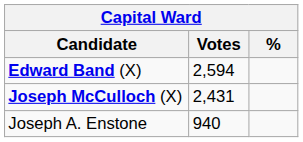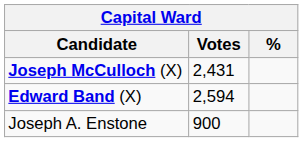rows swapped: (75, 70) <-> (95, 96)
(207, 123) 940 -> (207, 123) 900
